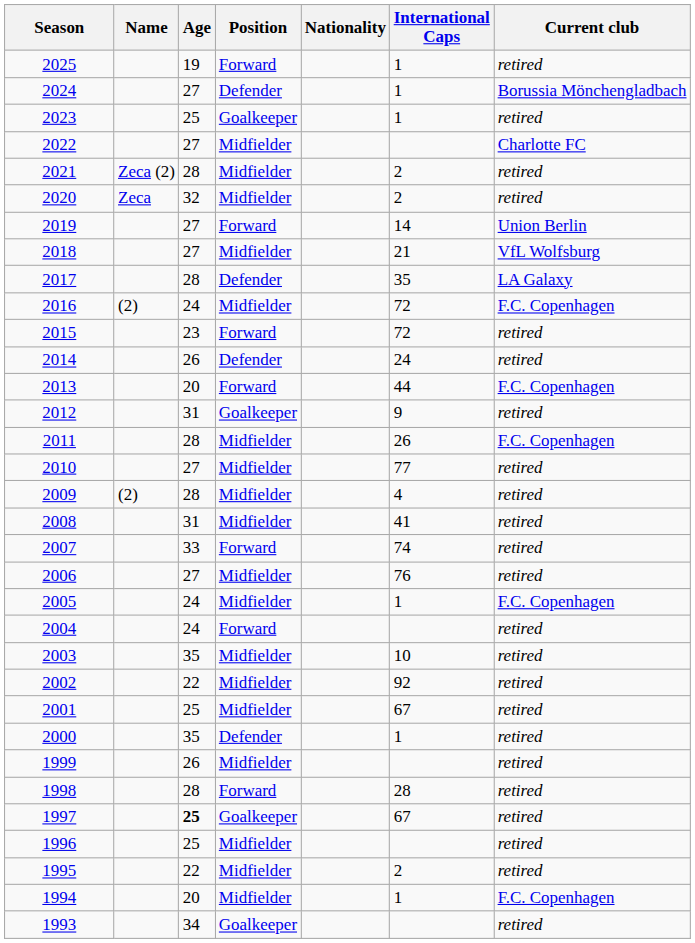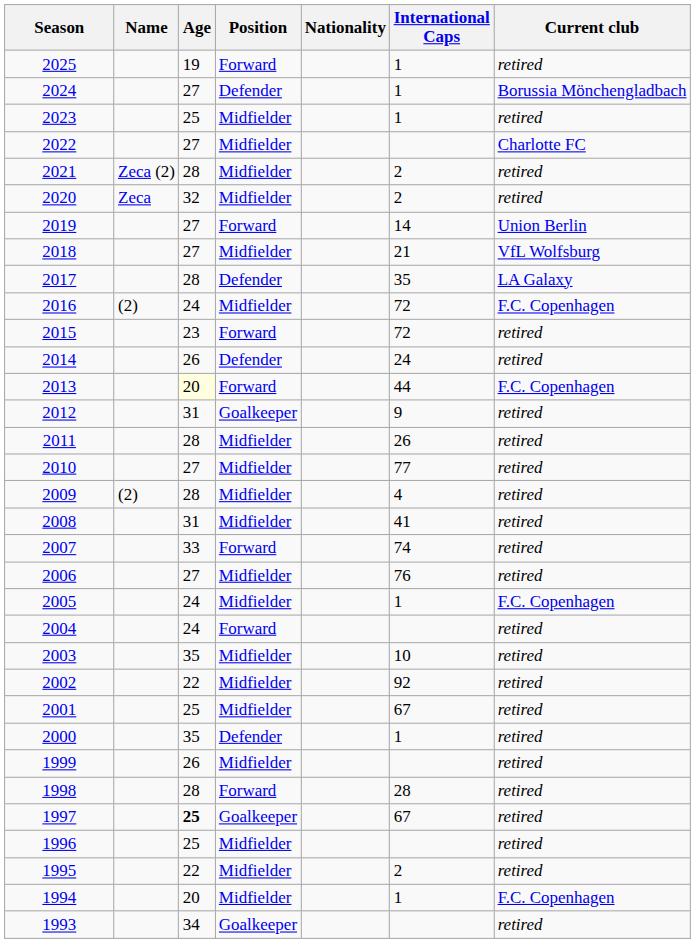(258, 117) Goalkeeper -> (255, 117) Midfielder
(191, 386) no background -> (191, 386) lightyellow background
(556, 440) F.C. Copenhagen -> (520, 440) retired
